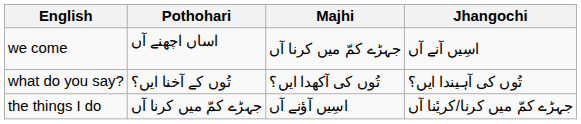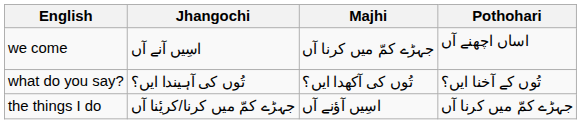columns swapped: (196, 16) <-> (490, 16)
